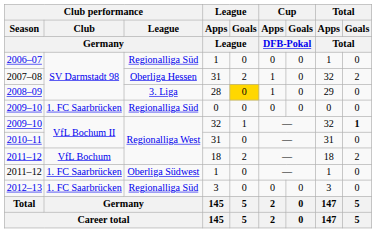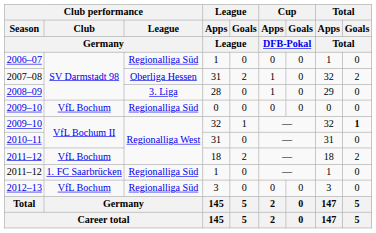(244, 92) gold background -> (244, 92) no background
(84, 108) 1. FC Saarbrücken -> (84, 108) VfL Bochum
(163, 172) Oberliga Südwest -> (163, 172) Regionalliga Süd
(84, 188) 1. FC Saarbrücken -> (84, 188) VfL Bochum
